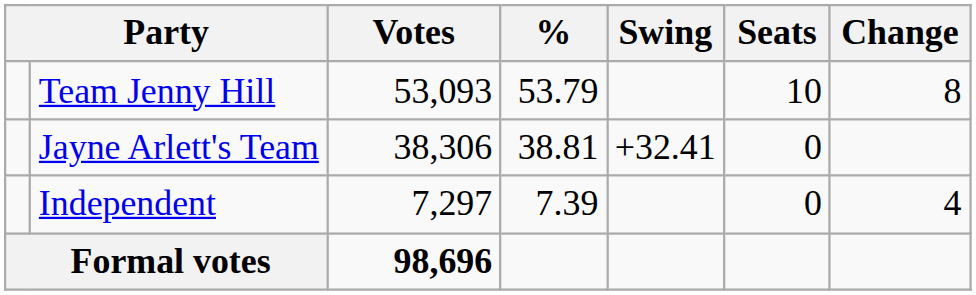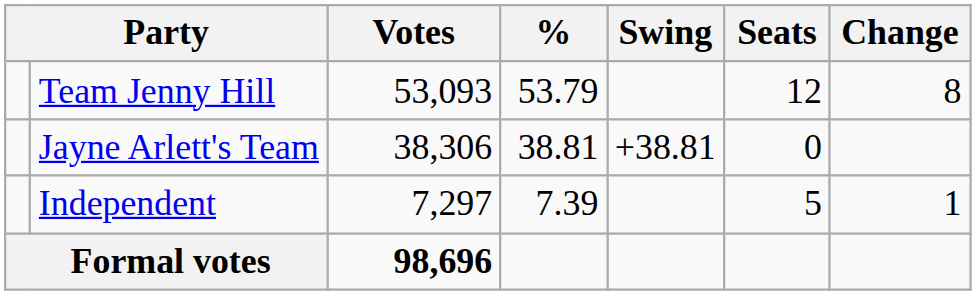(804, 89) 10 -> (804, 89) 12
(665, 146) +32.41 -> (665, 146) +38.81
(813, 203) 0 -> (813, 203) 5
(953, 203) 4 -> (953, 203) 1
